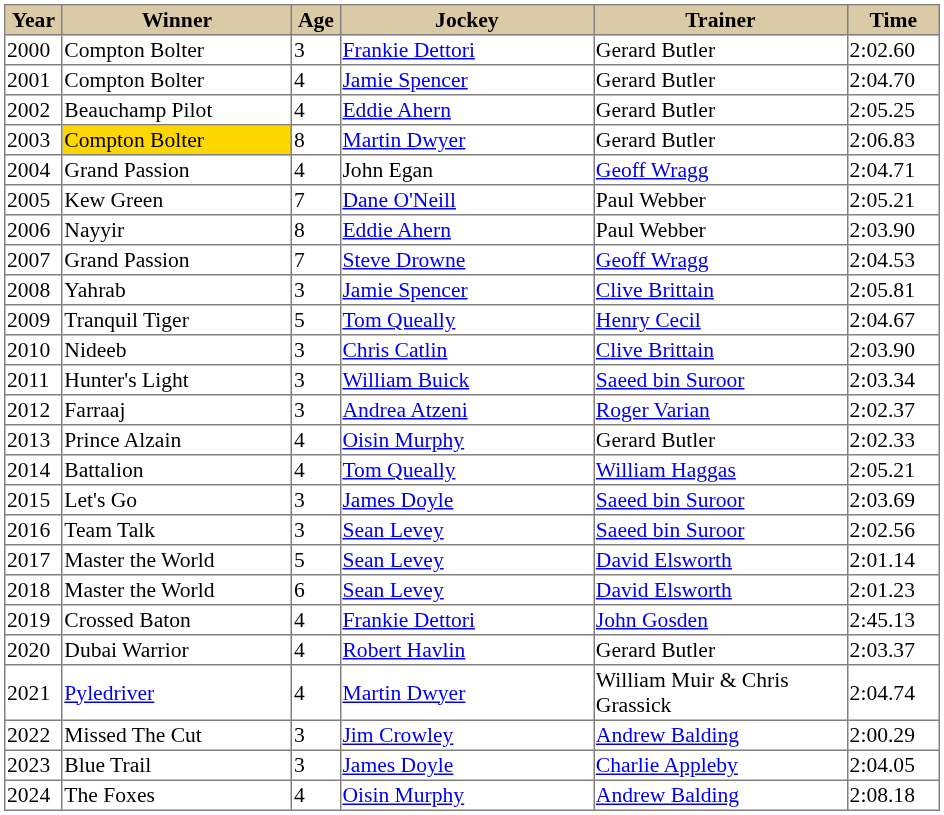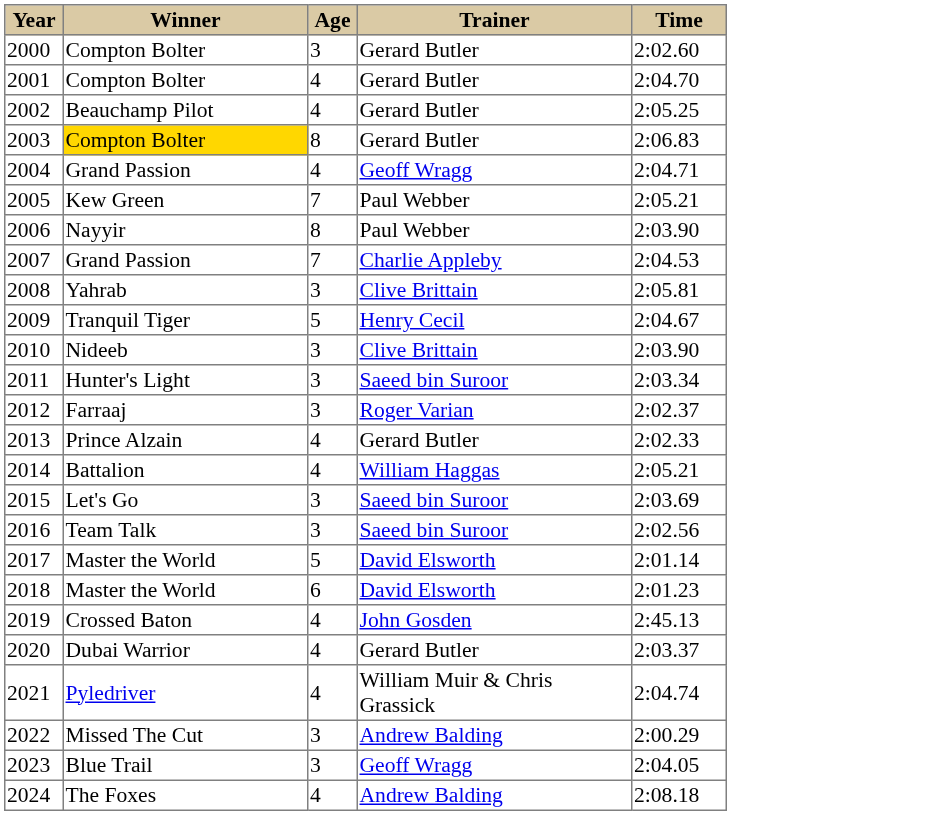- column: (467, 19)
(652, 259) Geoff Wragg -> (431, 259) Charlie Appleby
(667, 764) Charlie Appleby -> (416, 764) Geoff Wragg
